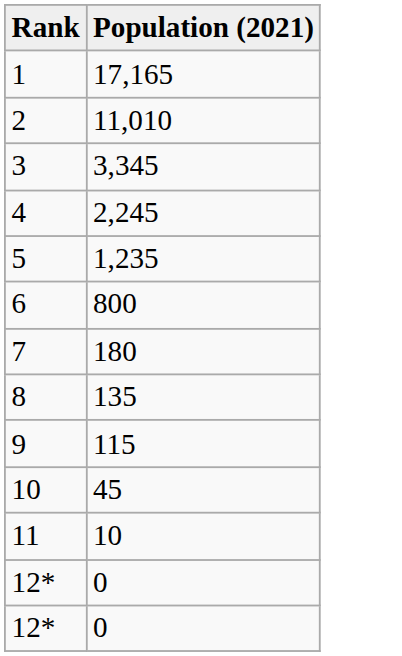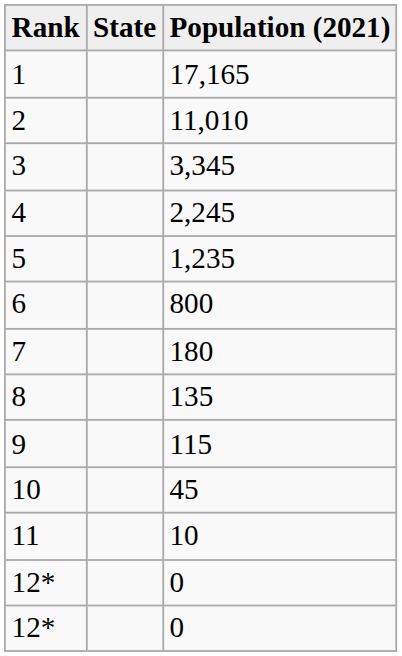+ column: (125, 27)
